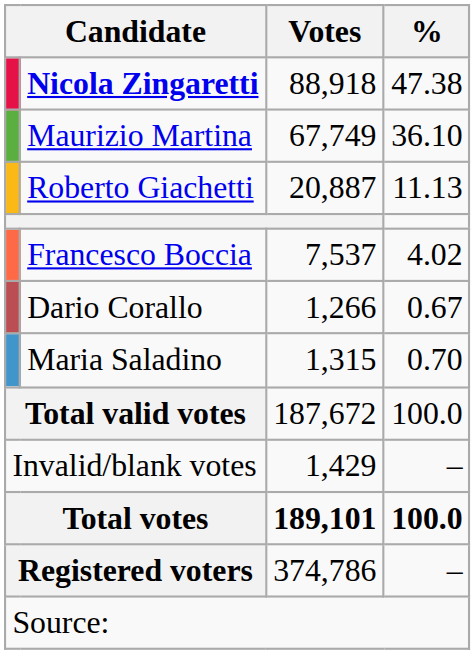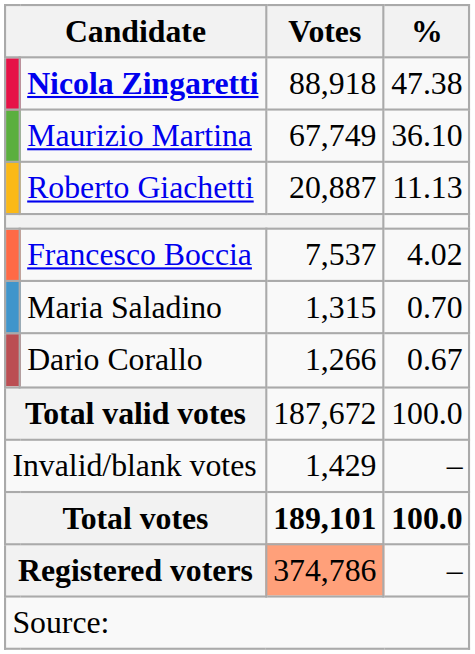rows swapped: (125, 359) <-> (115, 307)
(325, 569) no background -> (325, 569) lightsalmon background
